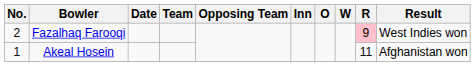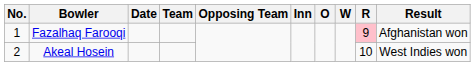(17, 33) 2 -> (17, 33) 1
(423, 33) West Indies won -> (423, 33) Afghanistan won
(17, 52) 1 -> (17, 52) 2
(366, 52) 11 -> (366, 52) 10
(423, 52) Afghanistan won -> (423, 52) West Indies won
